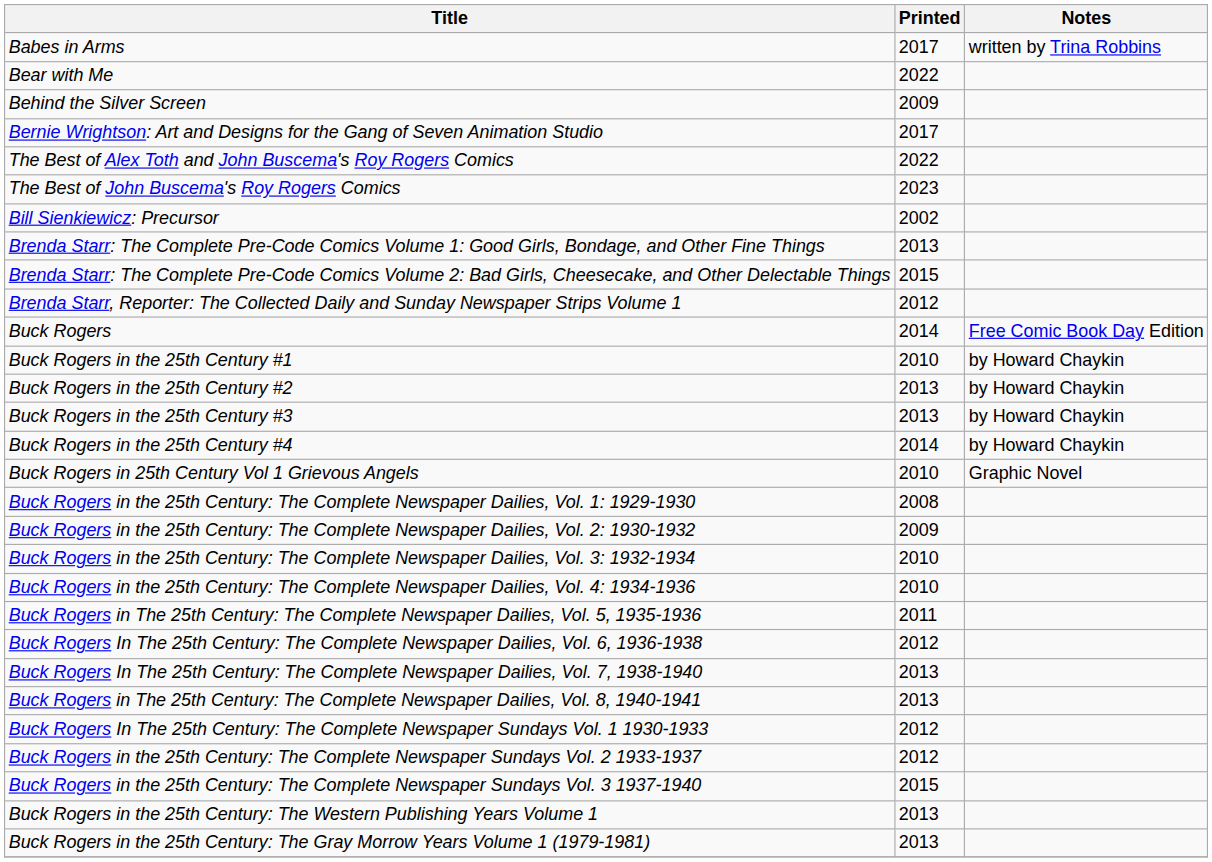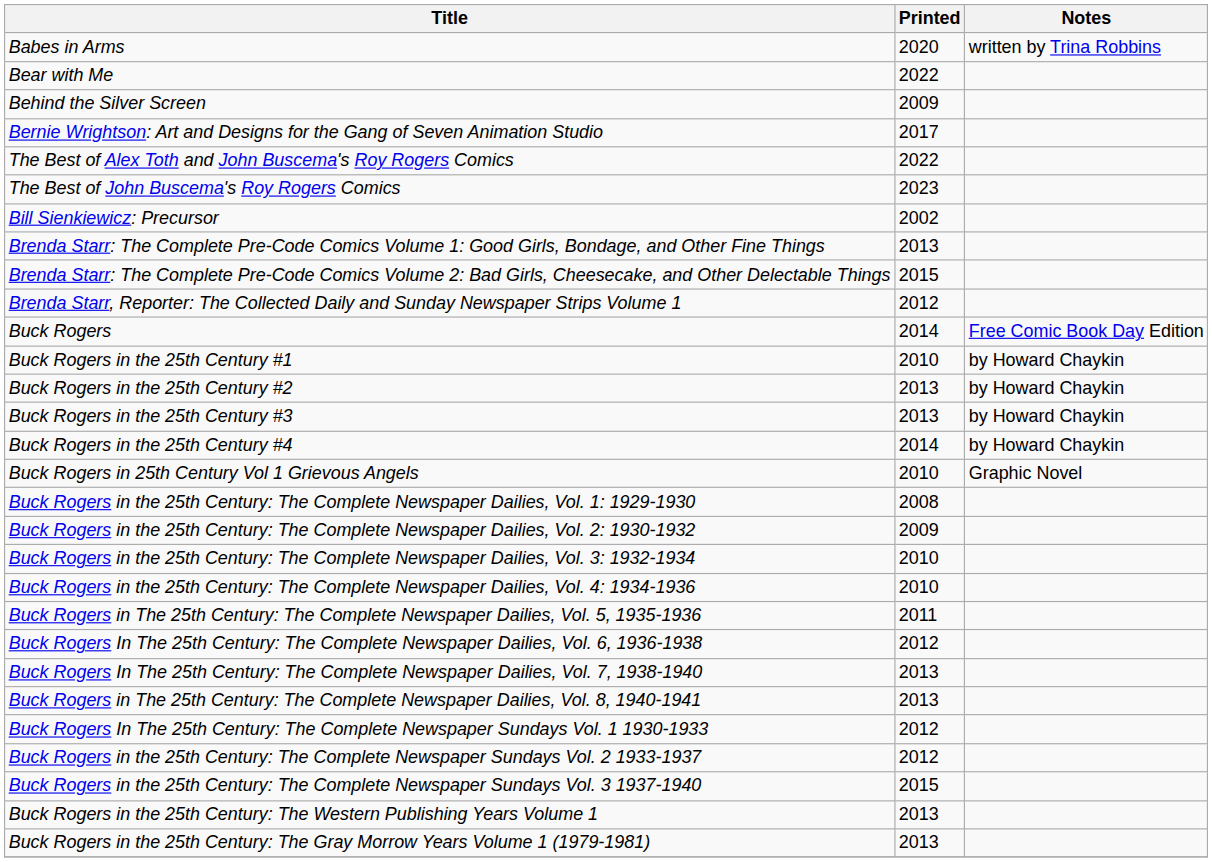(919, 47) 2017 -> (919, 47) 2020
